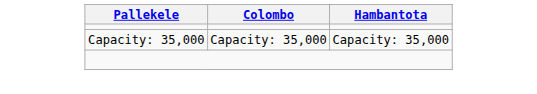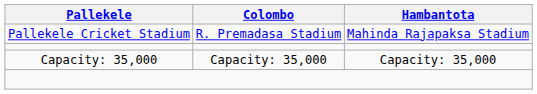+ row: (99, 34)
